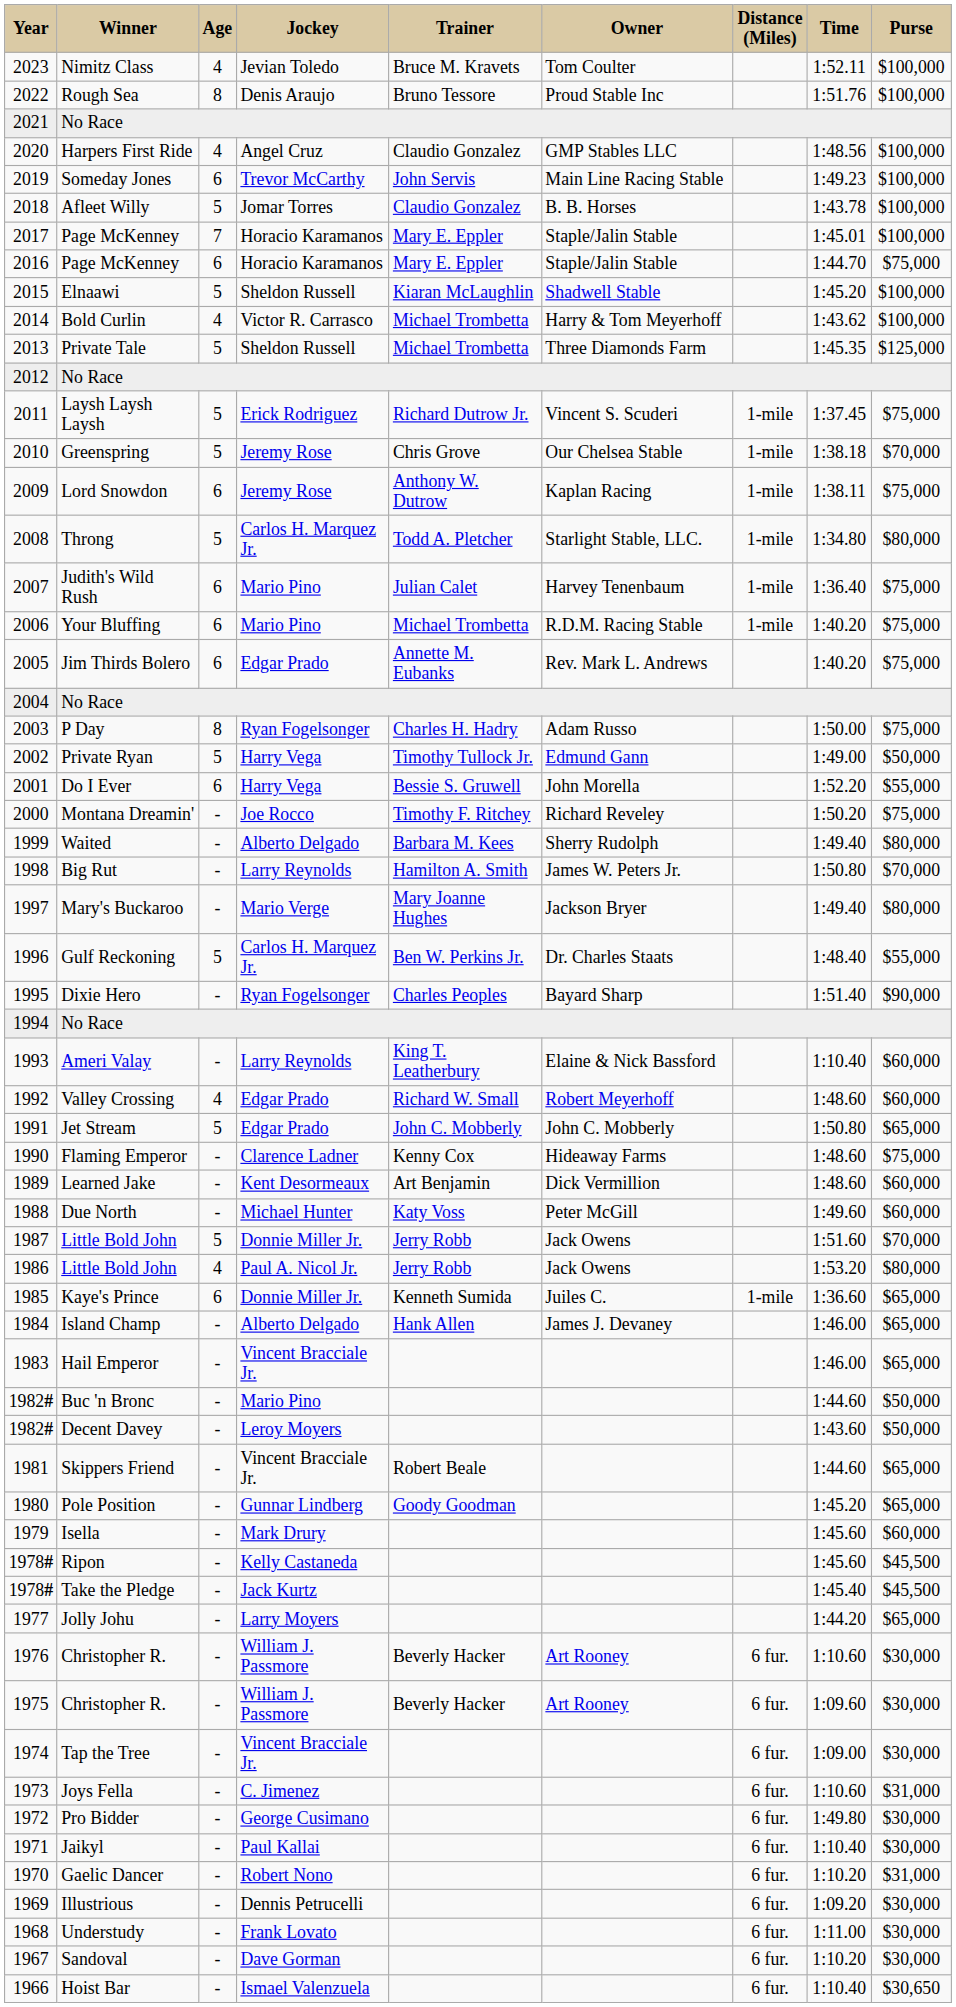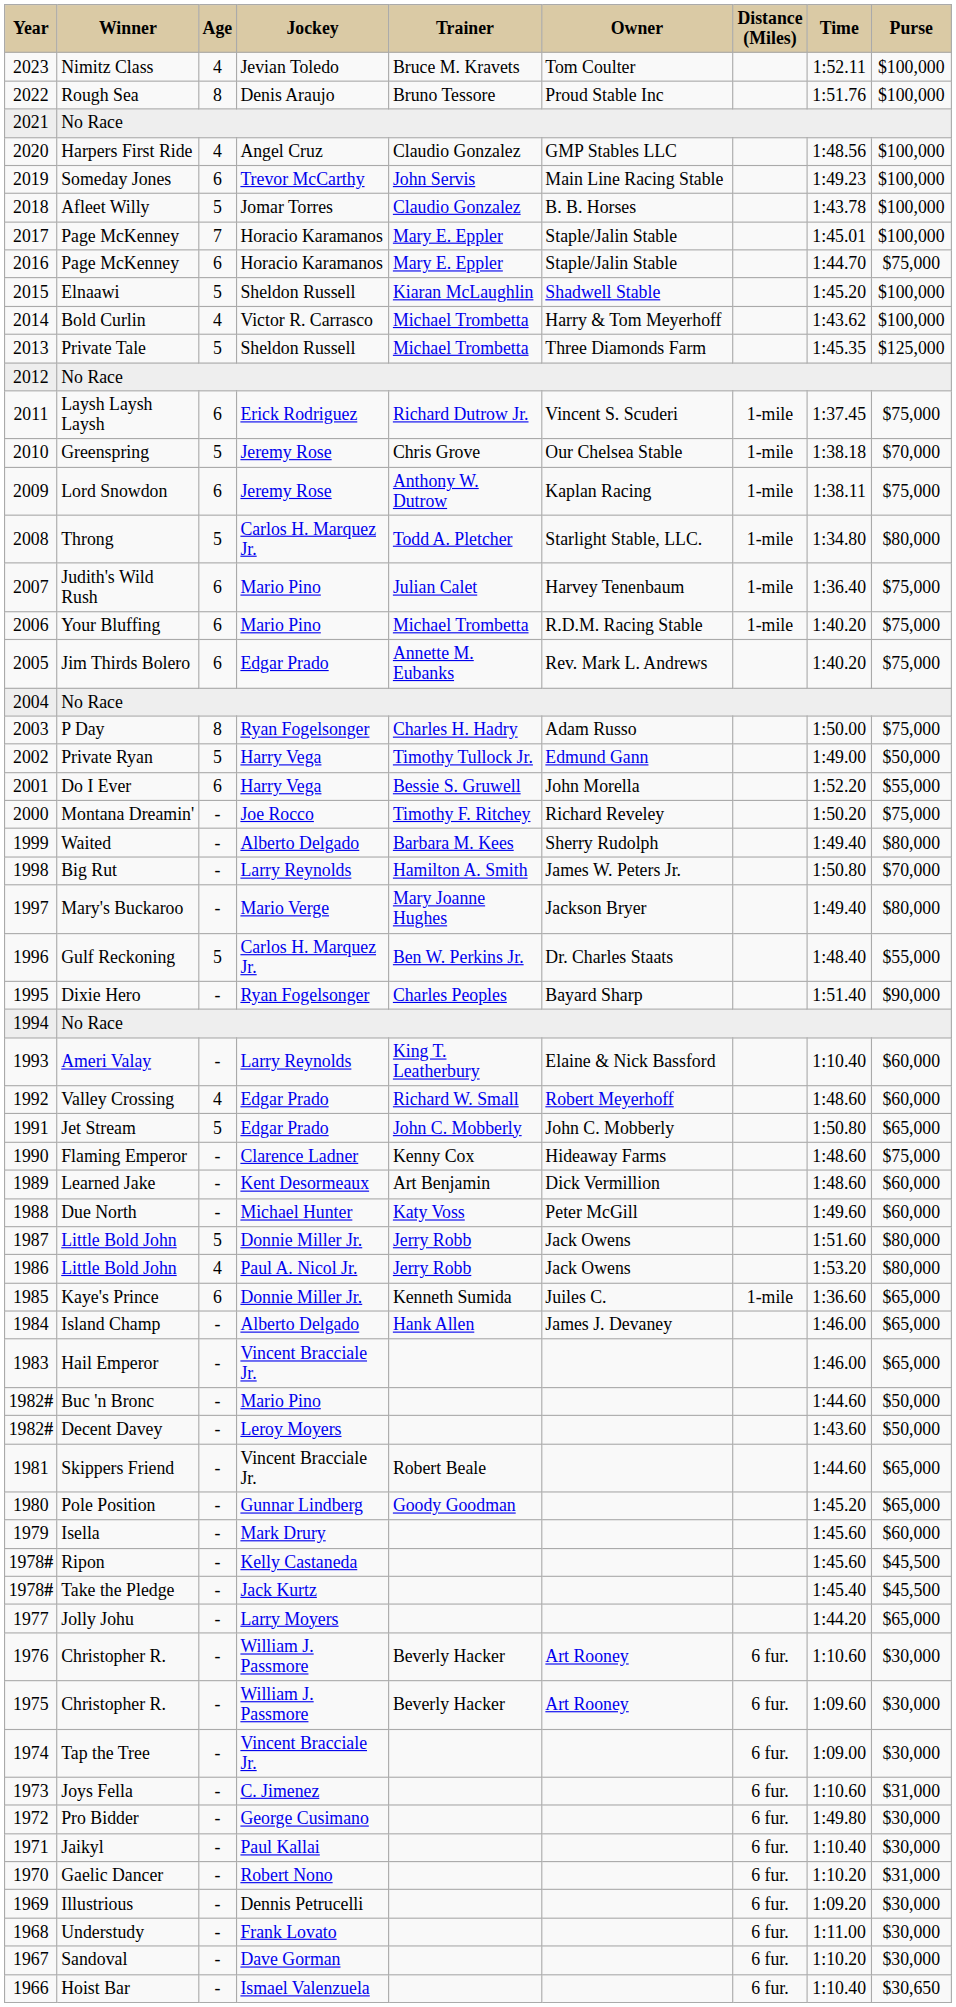(217, 414) 5 -> (217, 414) 6
(911, 1240) $70,000 -> (911, 1240) $80,000
